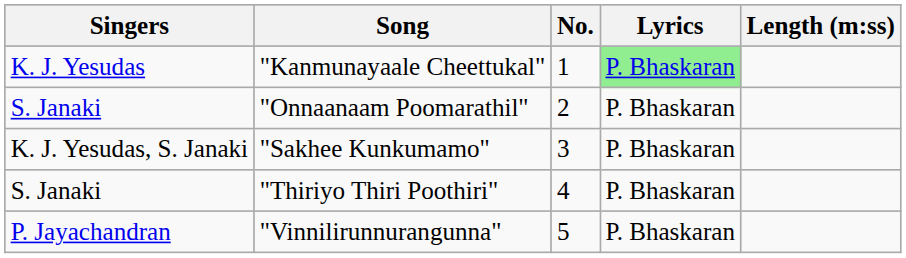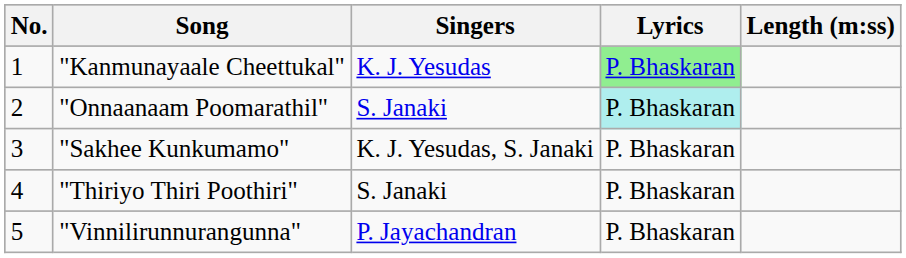columns swapped: (575, 25) <-> (129, 25)
(670, 108) no background -> (670, 108) paleturquoise background
